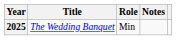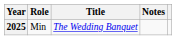columns swapped: (72, 12) <-> (128, 12)
